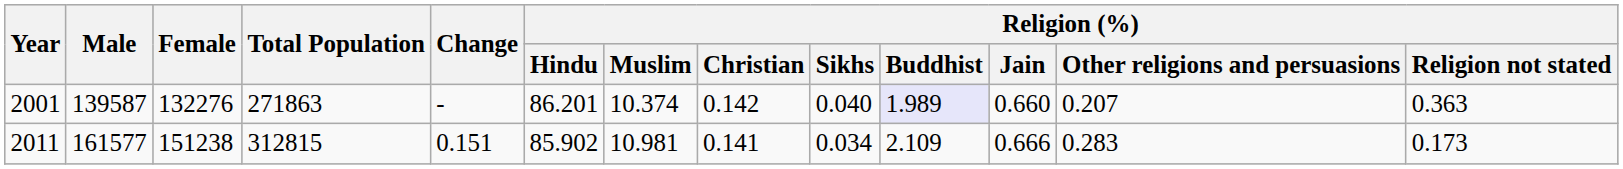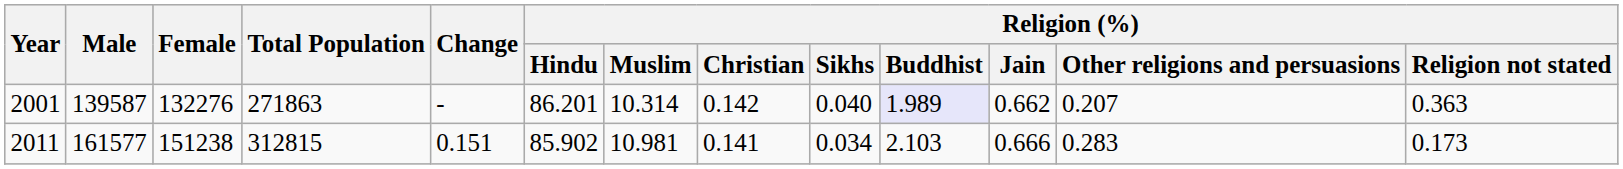(644, 103) 10.374 -> (644, 103) 10.314
(1022, 103) 0.660 -> (1022, 103) 0.662
(914, 143) 2.109 -> (914, 143) 2.103
